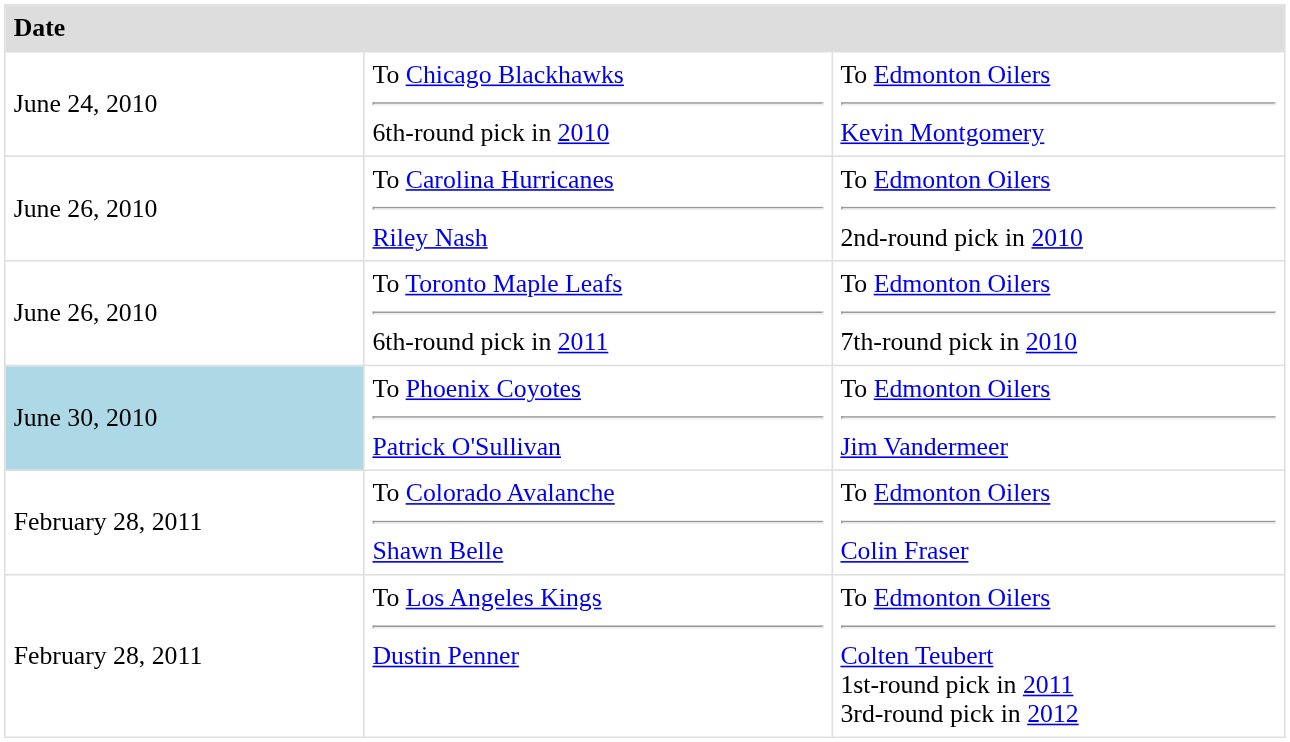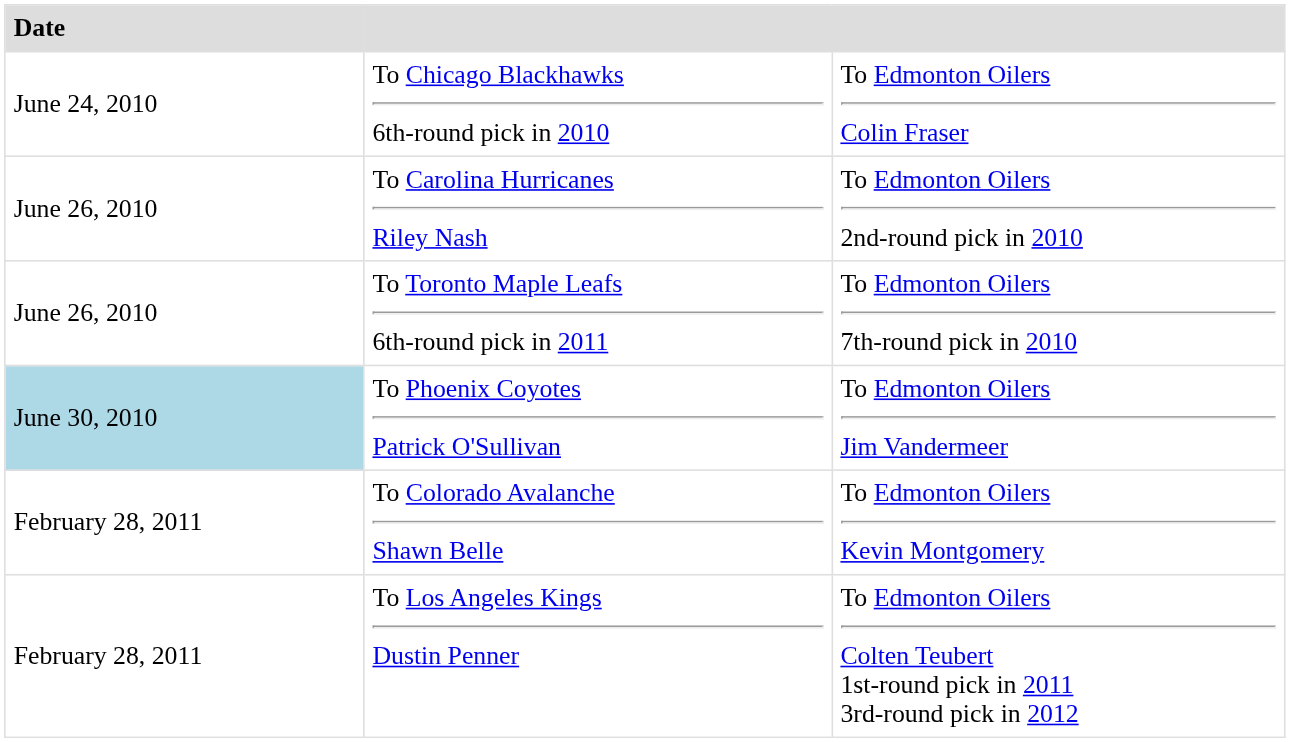(1058, 103) To Edmonton Oilers Kevin Montgomery -> (1058, 103) To Edmonton Oilers Colin Fraser
(1058, 522) To Edmonton Oilers Colin Fraser -> (1058, 522) To Edmonton Oilers Kevin Montgomery
